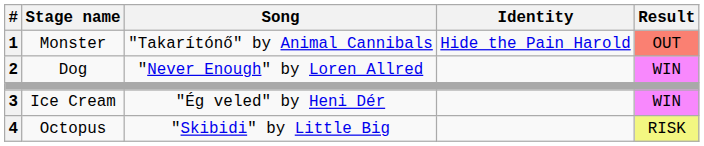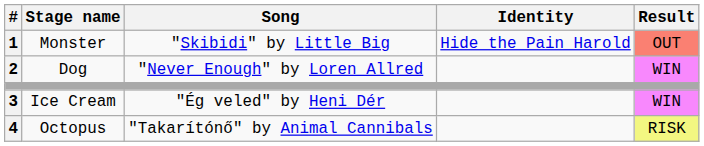(280, 43) "Takarítónő" by Animal Cannibals -> (280, 43) "Skibidi" by Little Big
(280, 128) "Skibidi" by Little Big -> (280, 128) "Takarítónő" by Animal Cannibals
